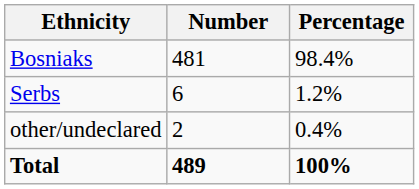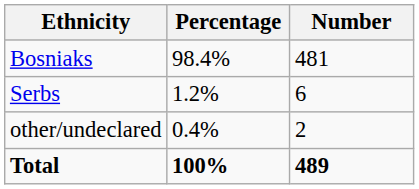columns swapped: (228, 22) <-> (351, 22)
